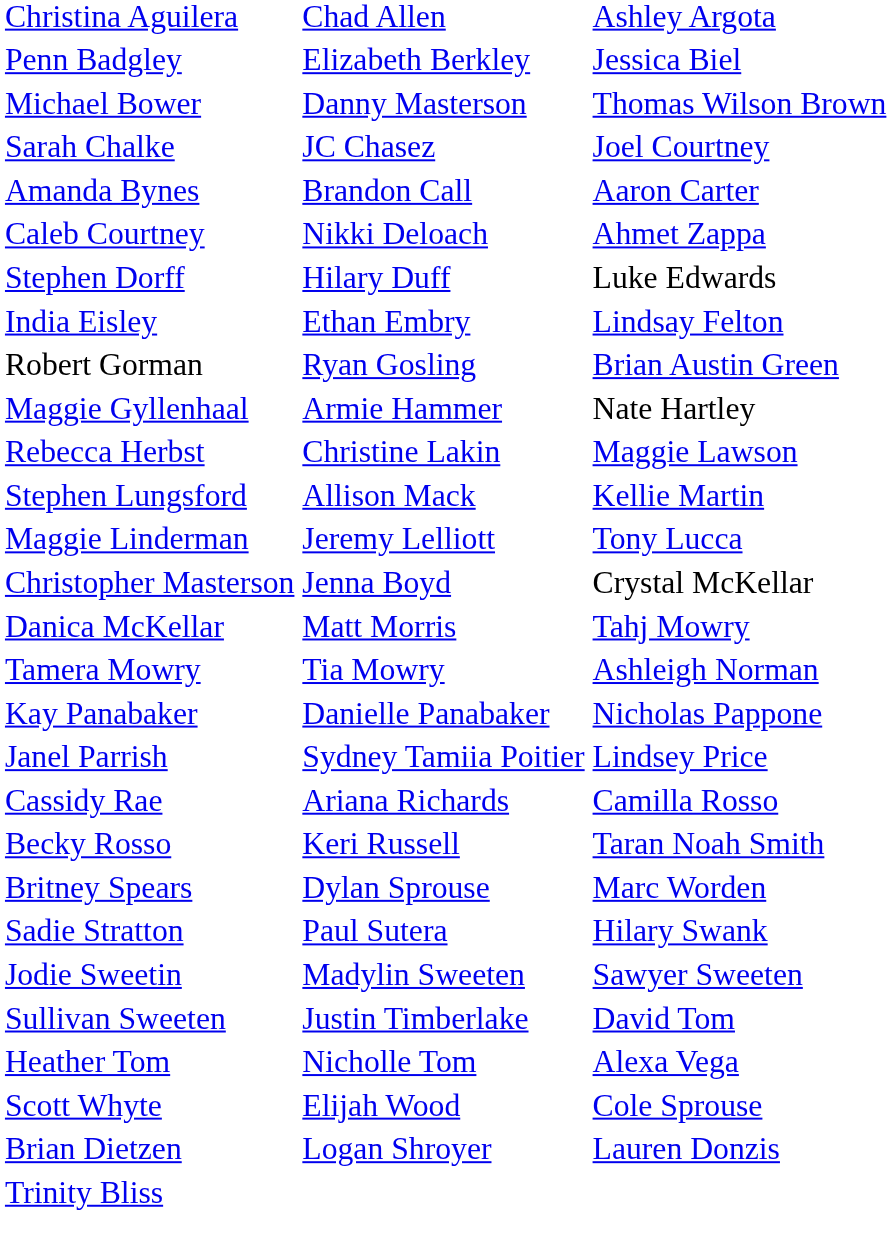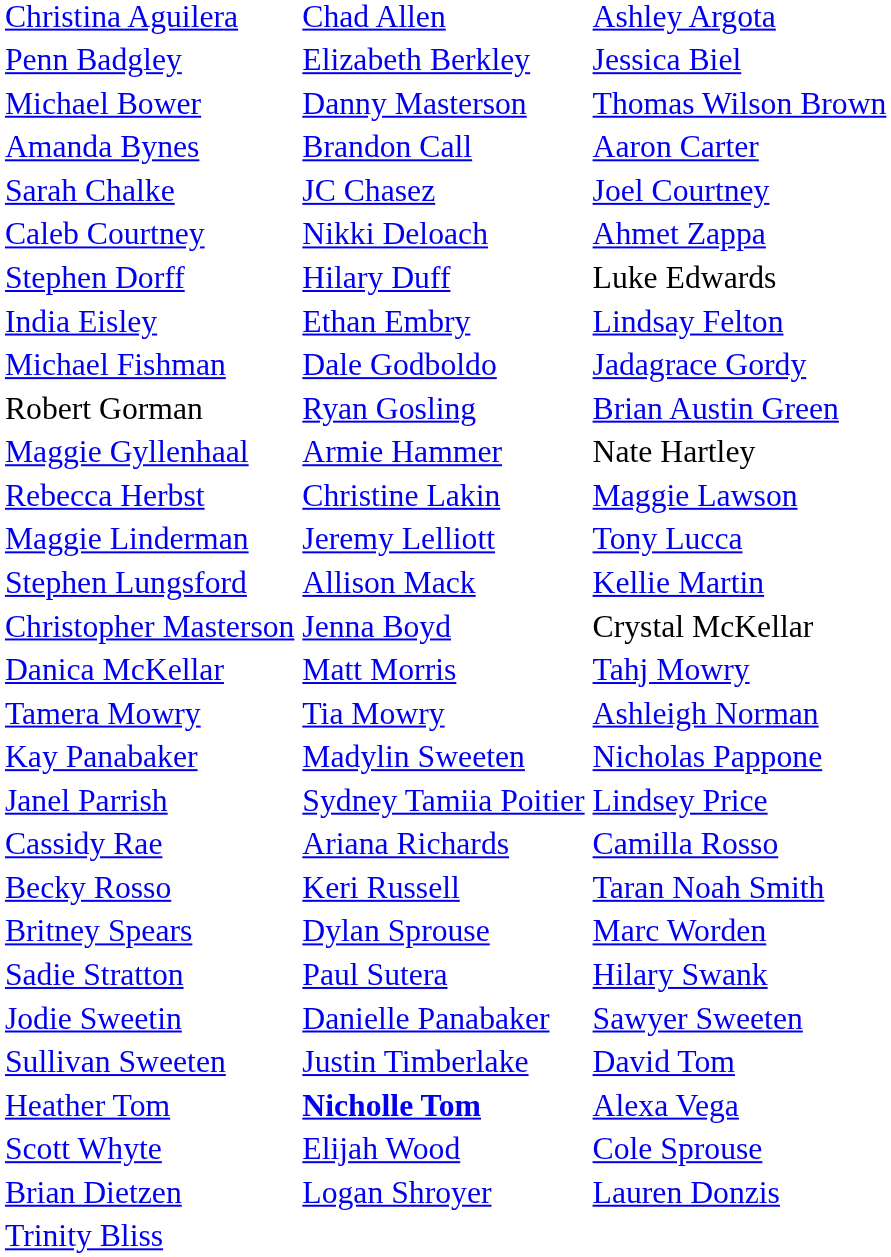rows swapped: (102, 190) <-> (90, 146)
+ row: (115, 364)
rows swapped: (127, 538) <-> (126, 495)
(426, 713) Danielle Panabaker -> (414, 756) Madylin Sweeten
(414, 974) Madylin Sweeten -> (426, 1018) Danielle Panabaker
(389, 1061) normal -> (392, 1105) bold
